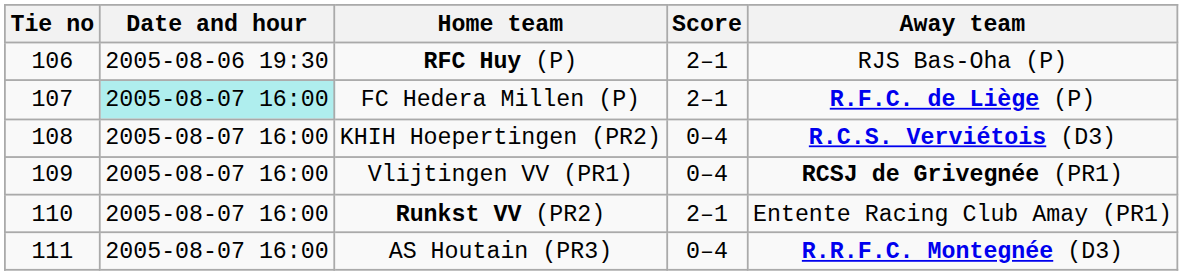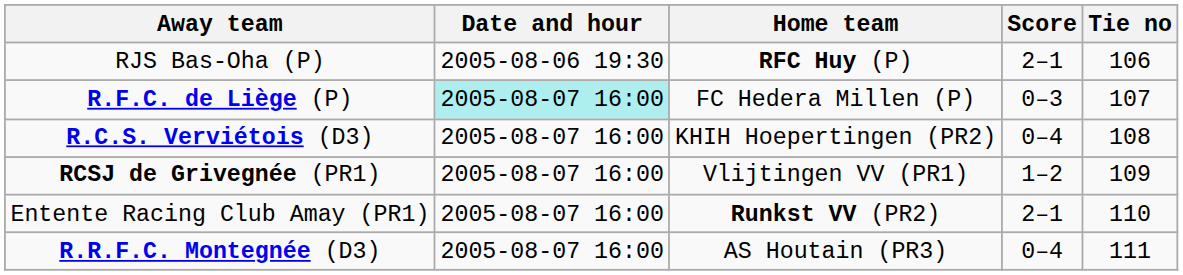columns swapped: (52, 24) <-> (962, 24)
(707, 100) 2–1 -> (1042, 100) 0–3
(707, 176) 0–4 -> (1042, 176) 1–2
